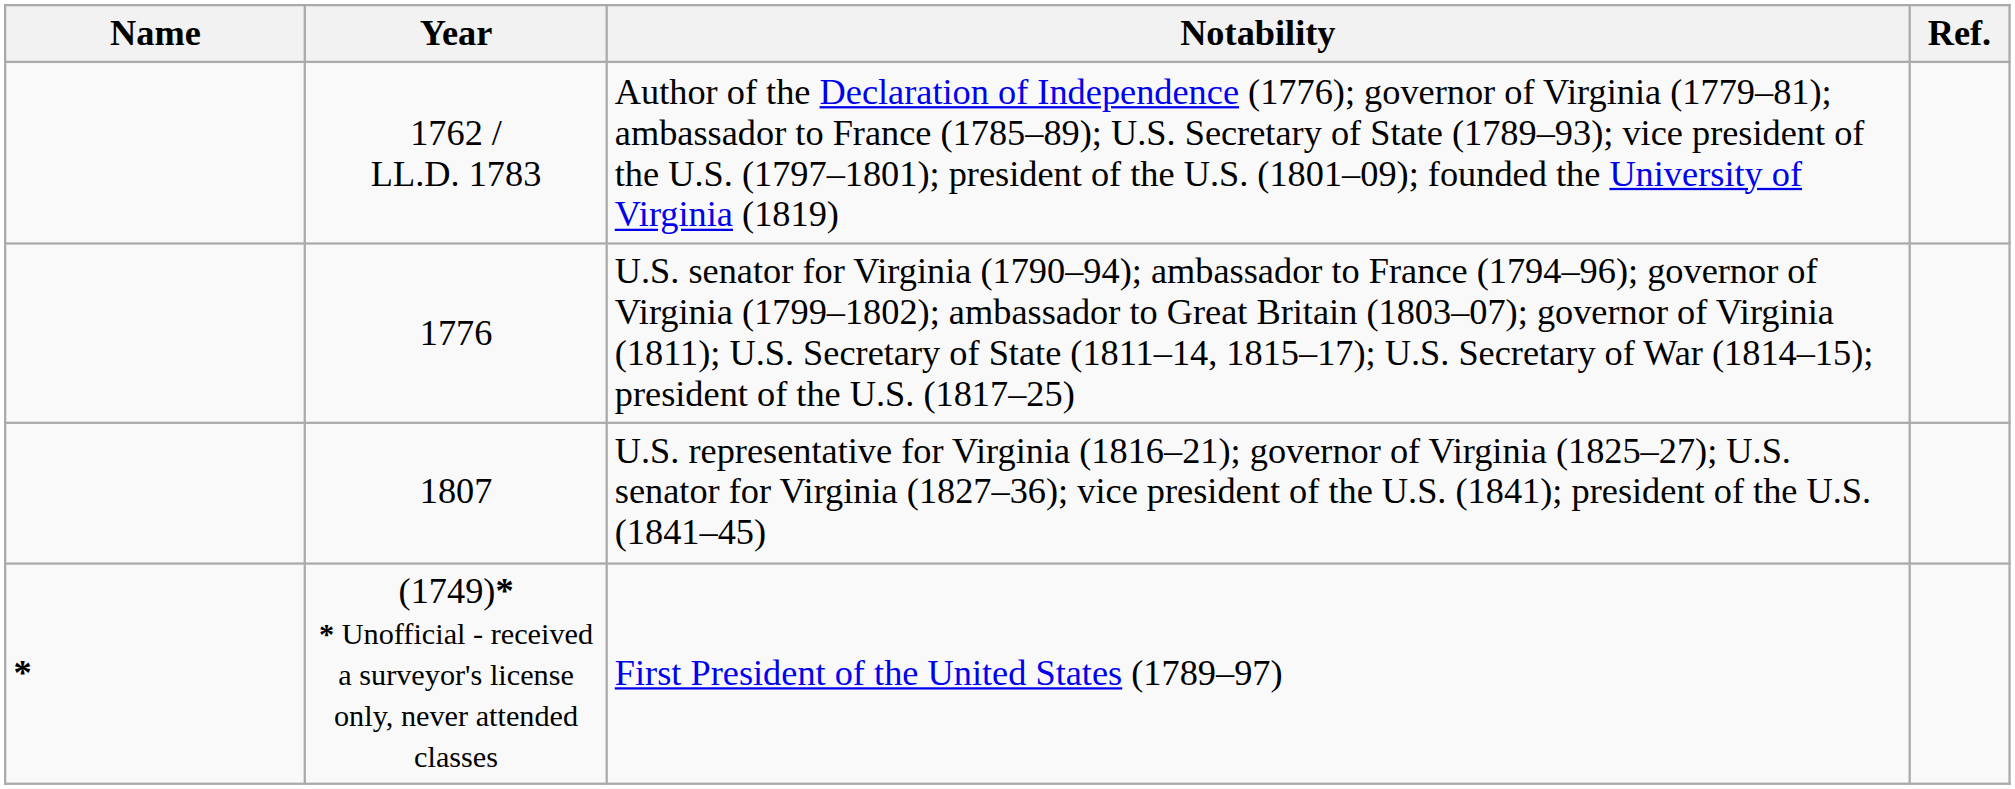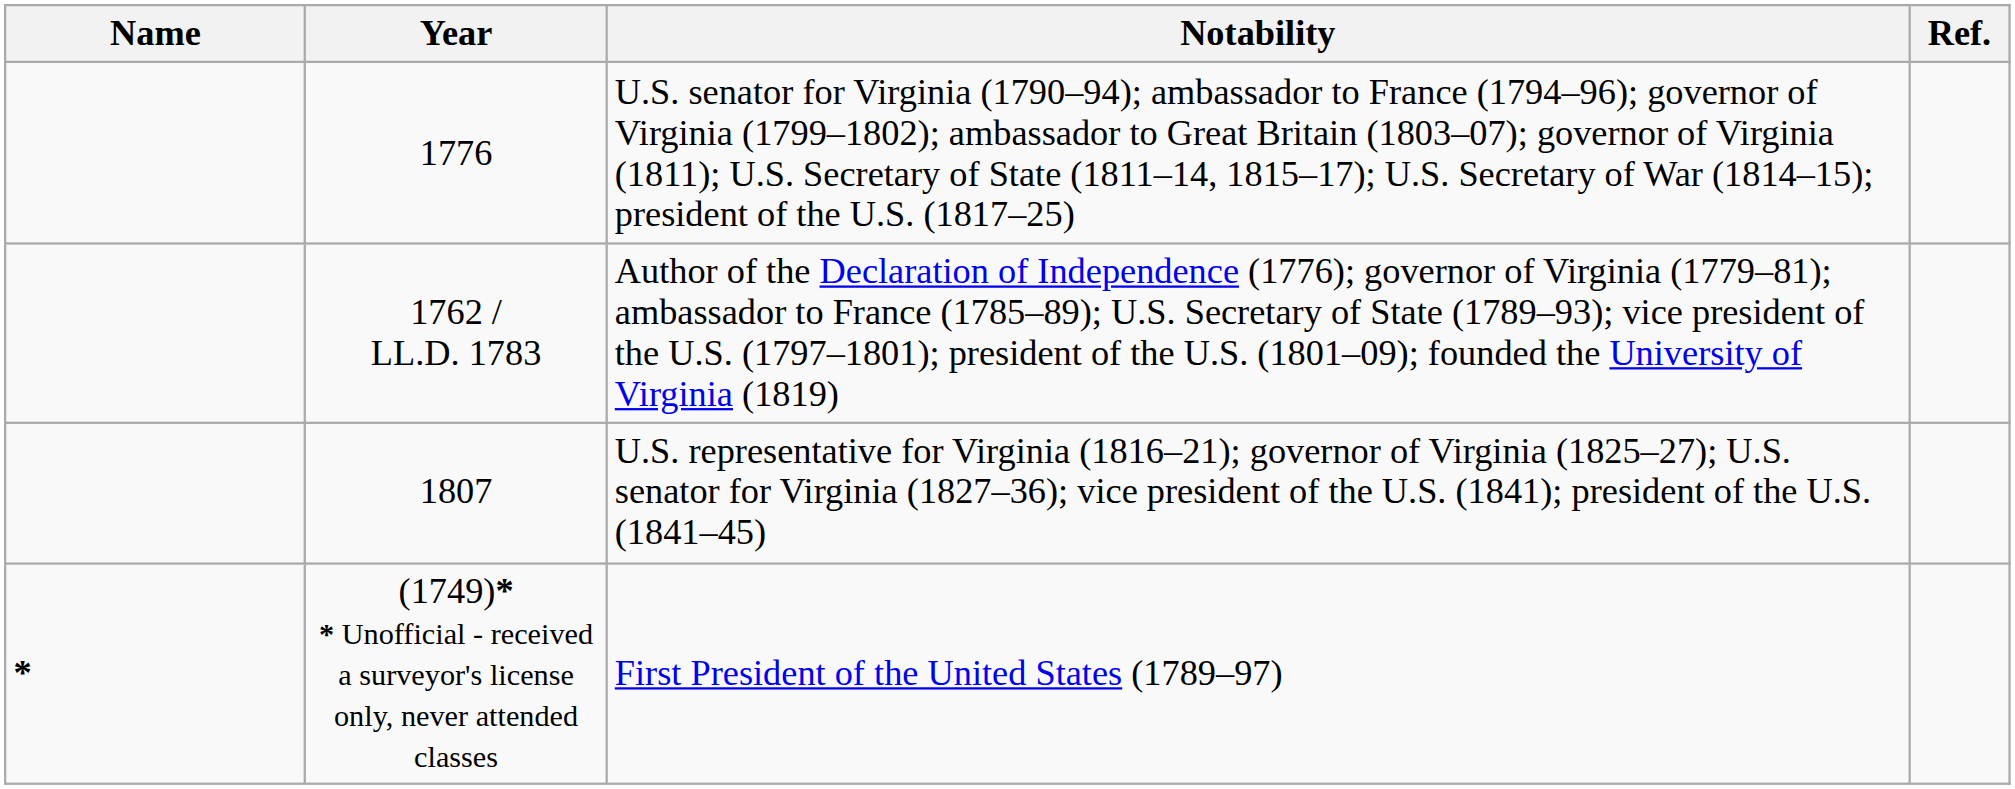rows swapped: (456, 152) <-> (456, 332)
